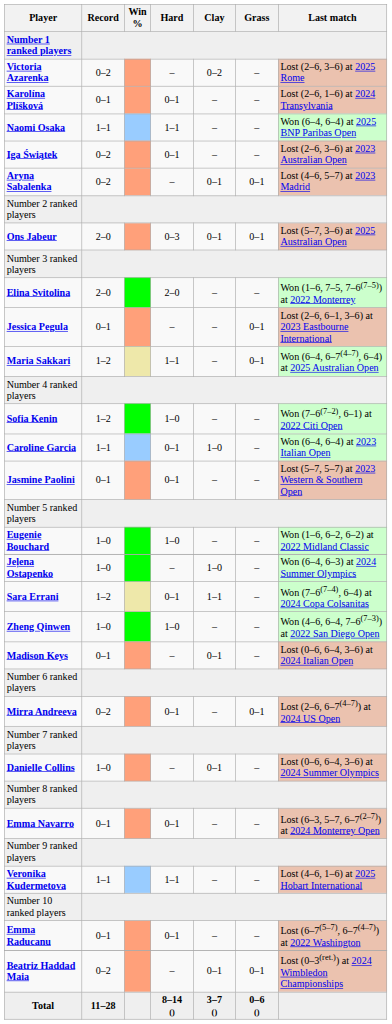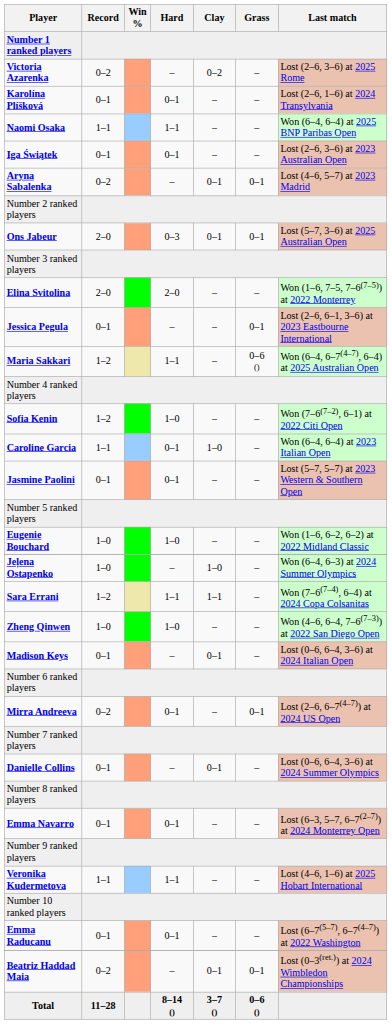(103, 154) 0–2 -> (103, 154) 0–1
(257, 361) 0–1 -> (257, 361) 0–6 ()
(172, 596) 0–1 -> (172, 596) 1–1
(103, 767) 1–0 -> (103, 767) 0–1
